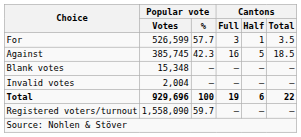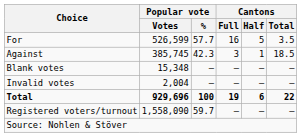(236, 40) 3 -> (234, 40) 16
(262, 40) 1 -> (262, 40) 5
(234, 54) 16 -> (236, 54) 3
(262, 54) 5 -> (262, 54) 1
